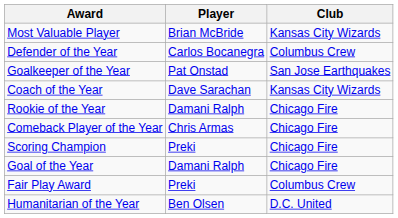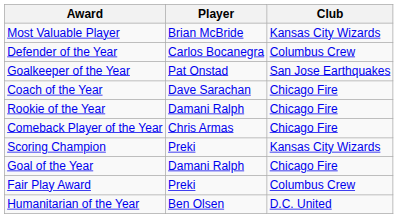(325, 90) Kansas City Wizards -> (304, 90) Chicago Fire
(304, 147) Chicago Fire -> (325, 147) Kansas City Wizards
